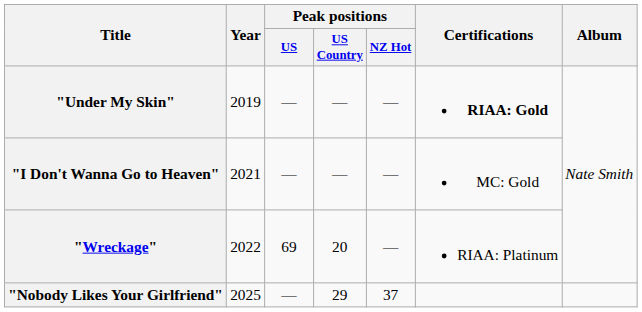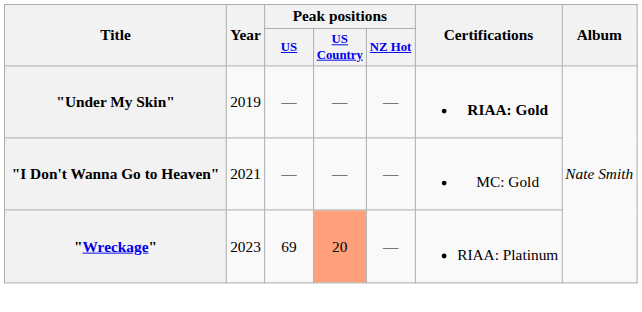(245, 246) 2022 -> (245, 246) 2023
(340, 246) no background -> (340, 246) lightsalmon background
- row: (116, 294)
